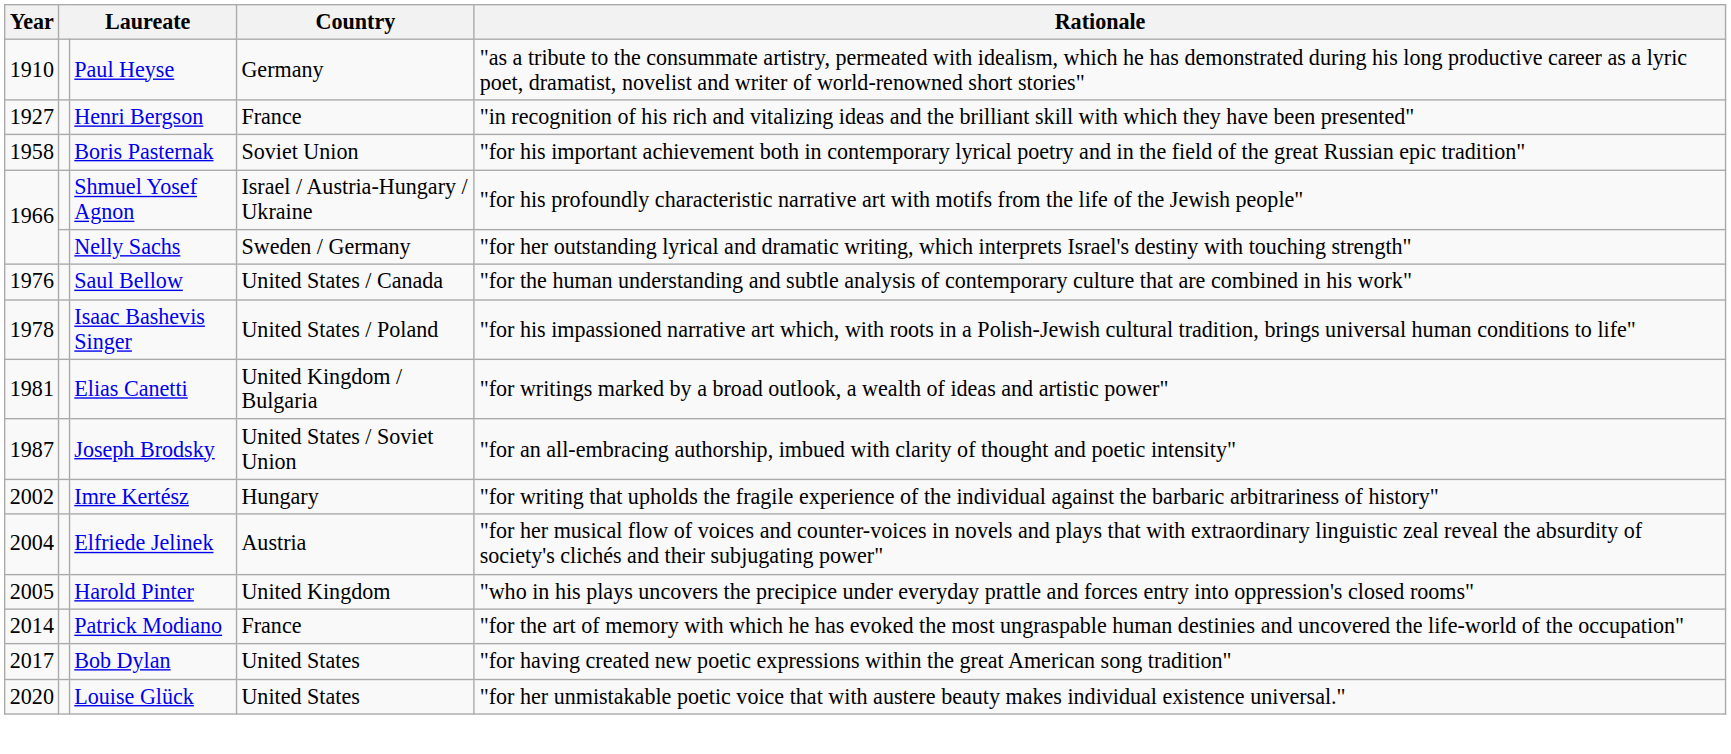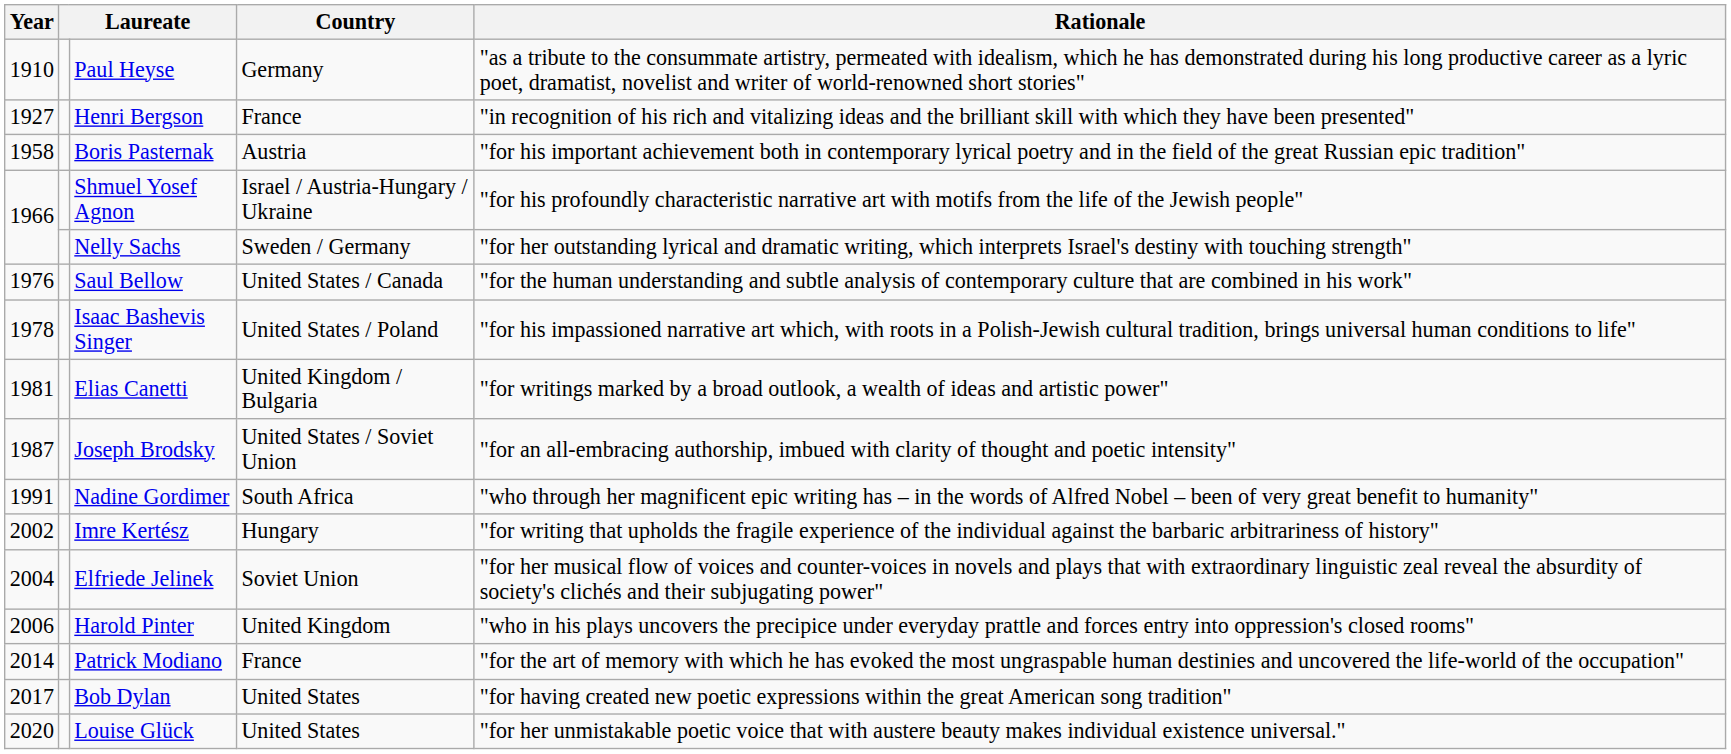(300, 151) Soviet Union -> (274, 151) Austria
+ row: (152, 496)
(274, 543) Austria -> (300, 578) Soviet Union
(32, 591) 2005 -> (32, 626) 2006
